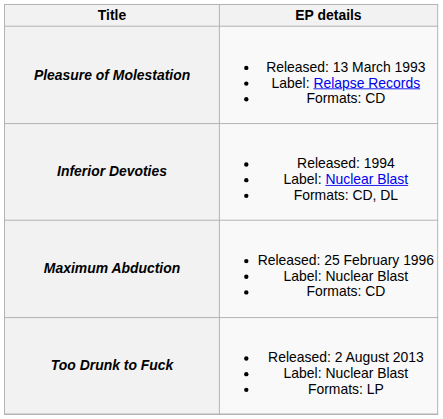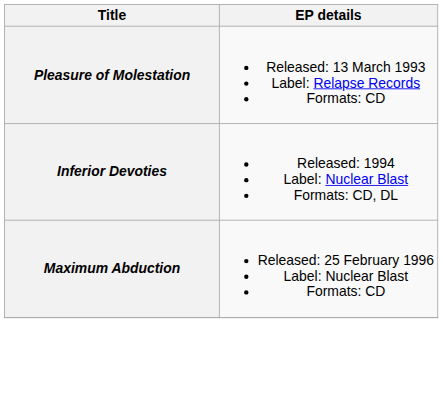- row: (112, 365)
